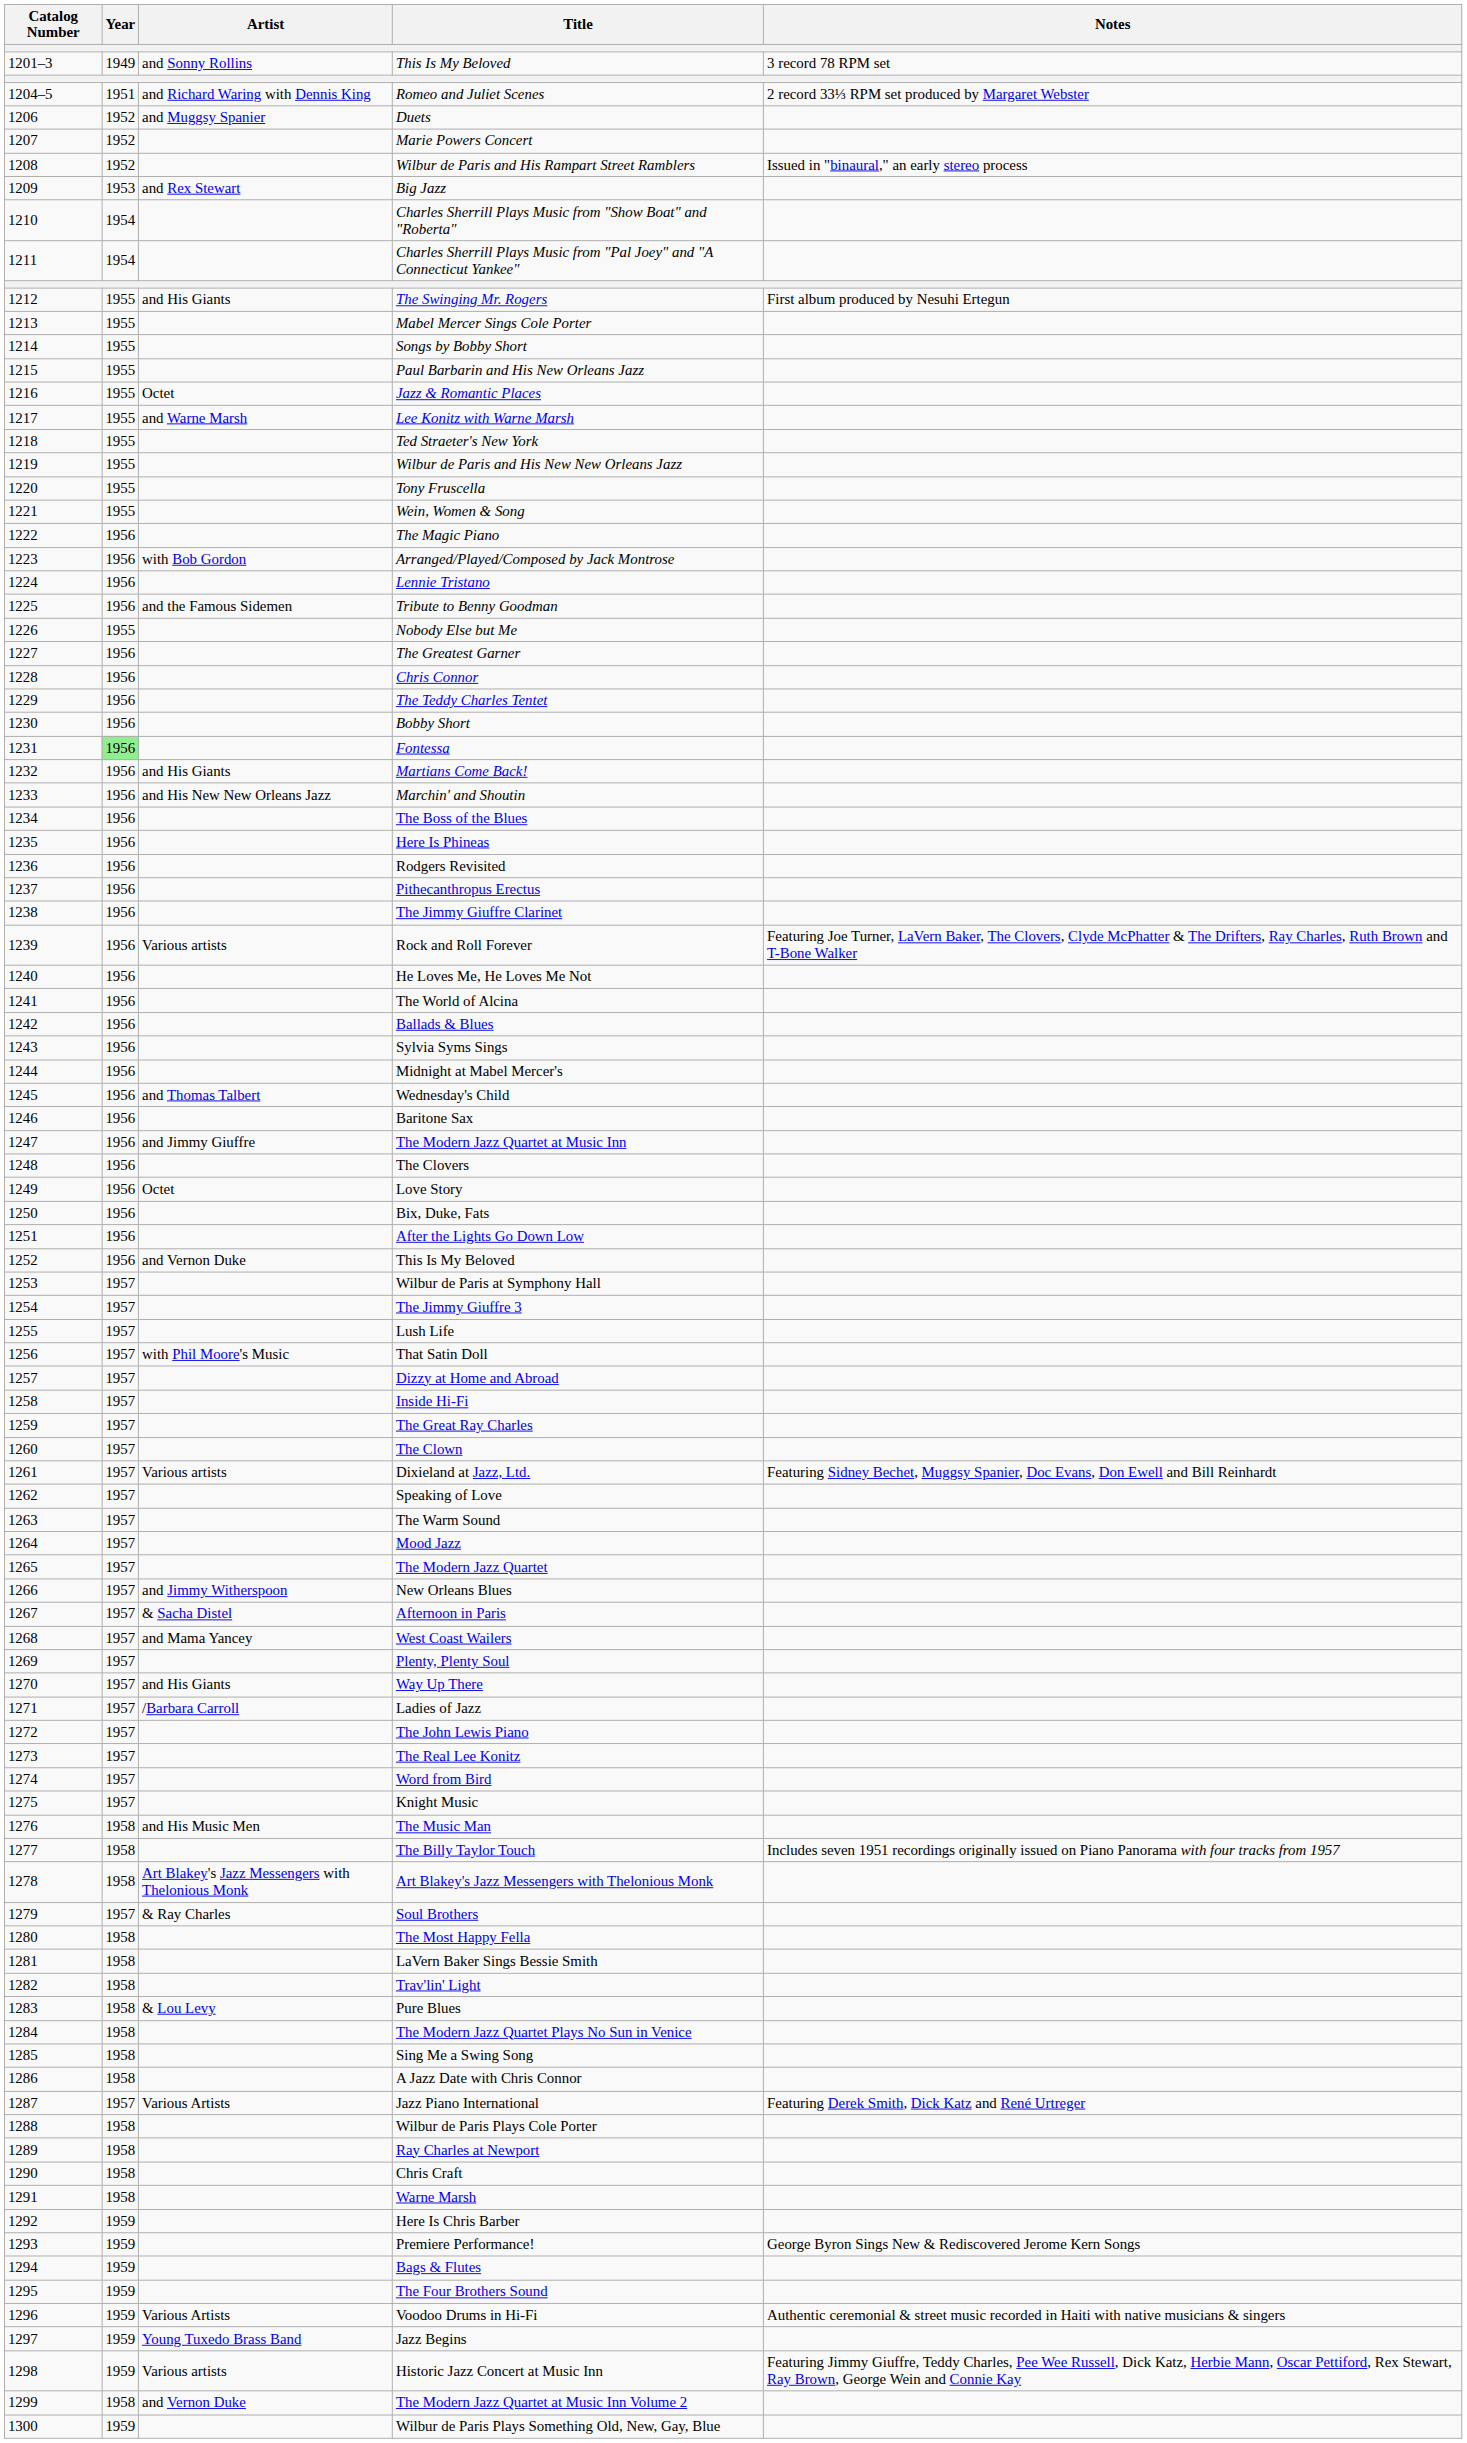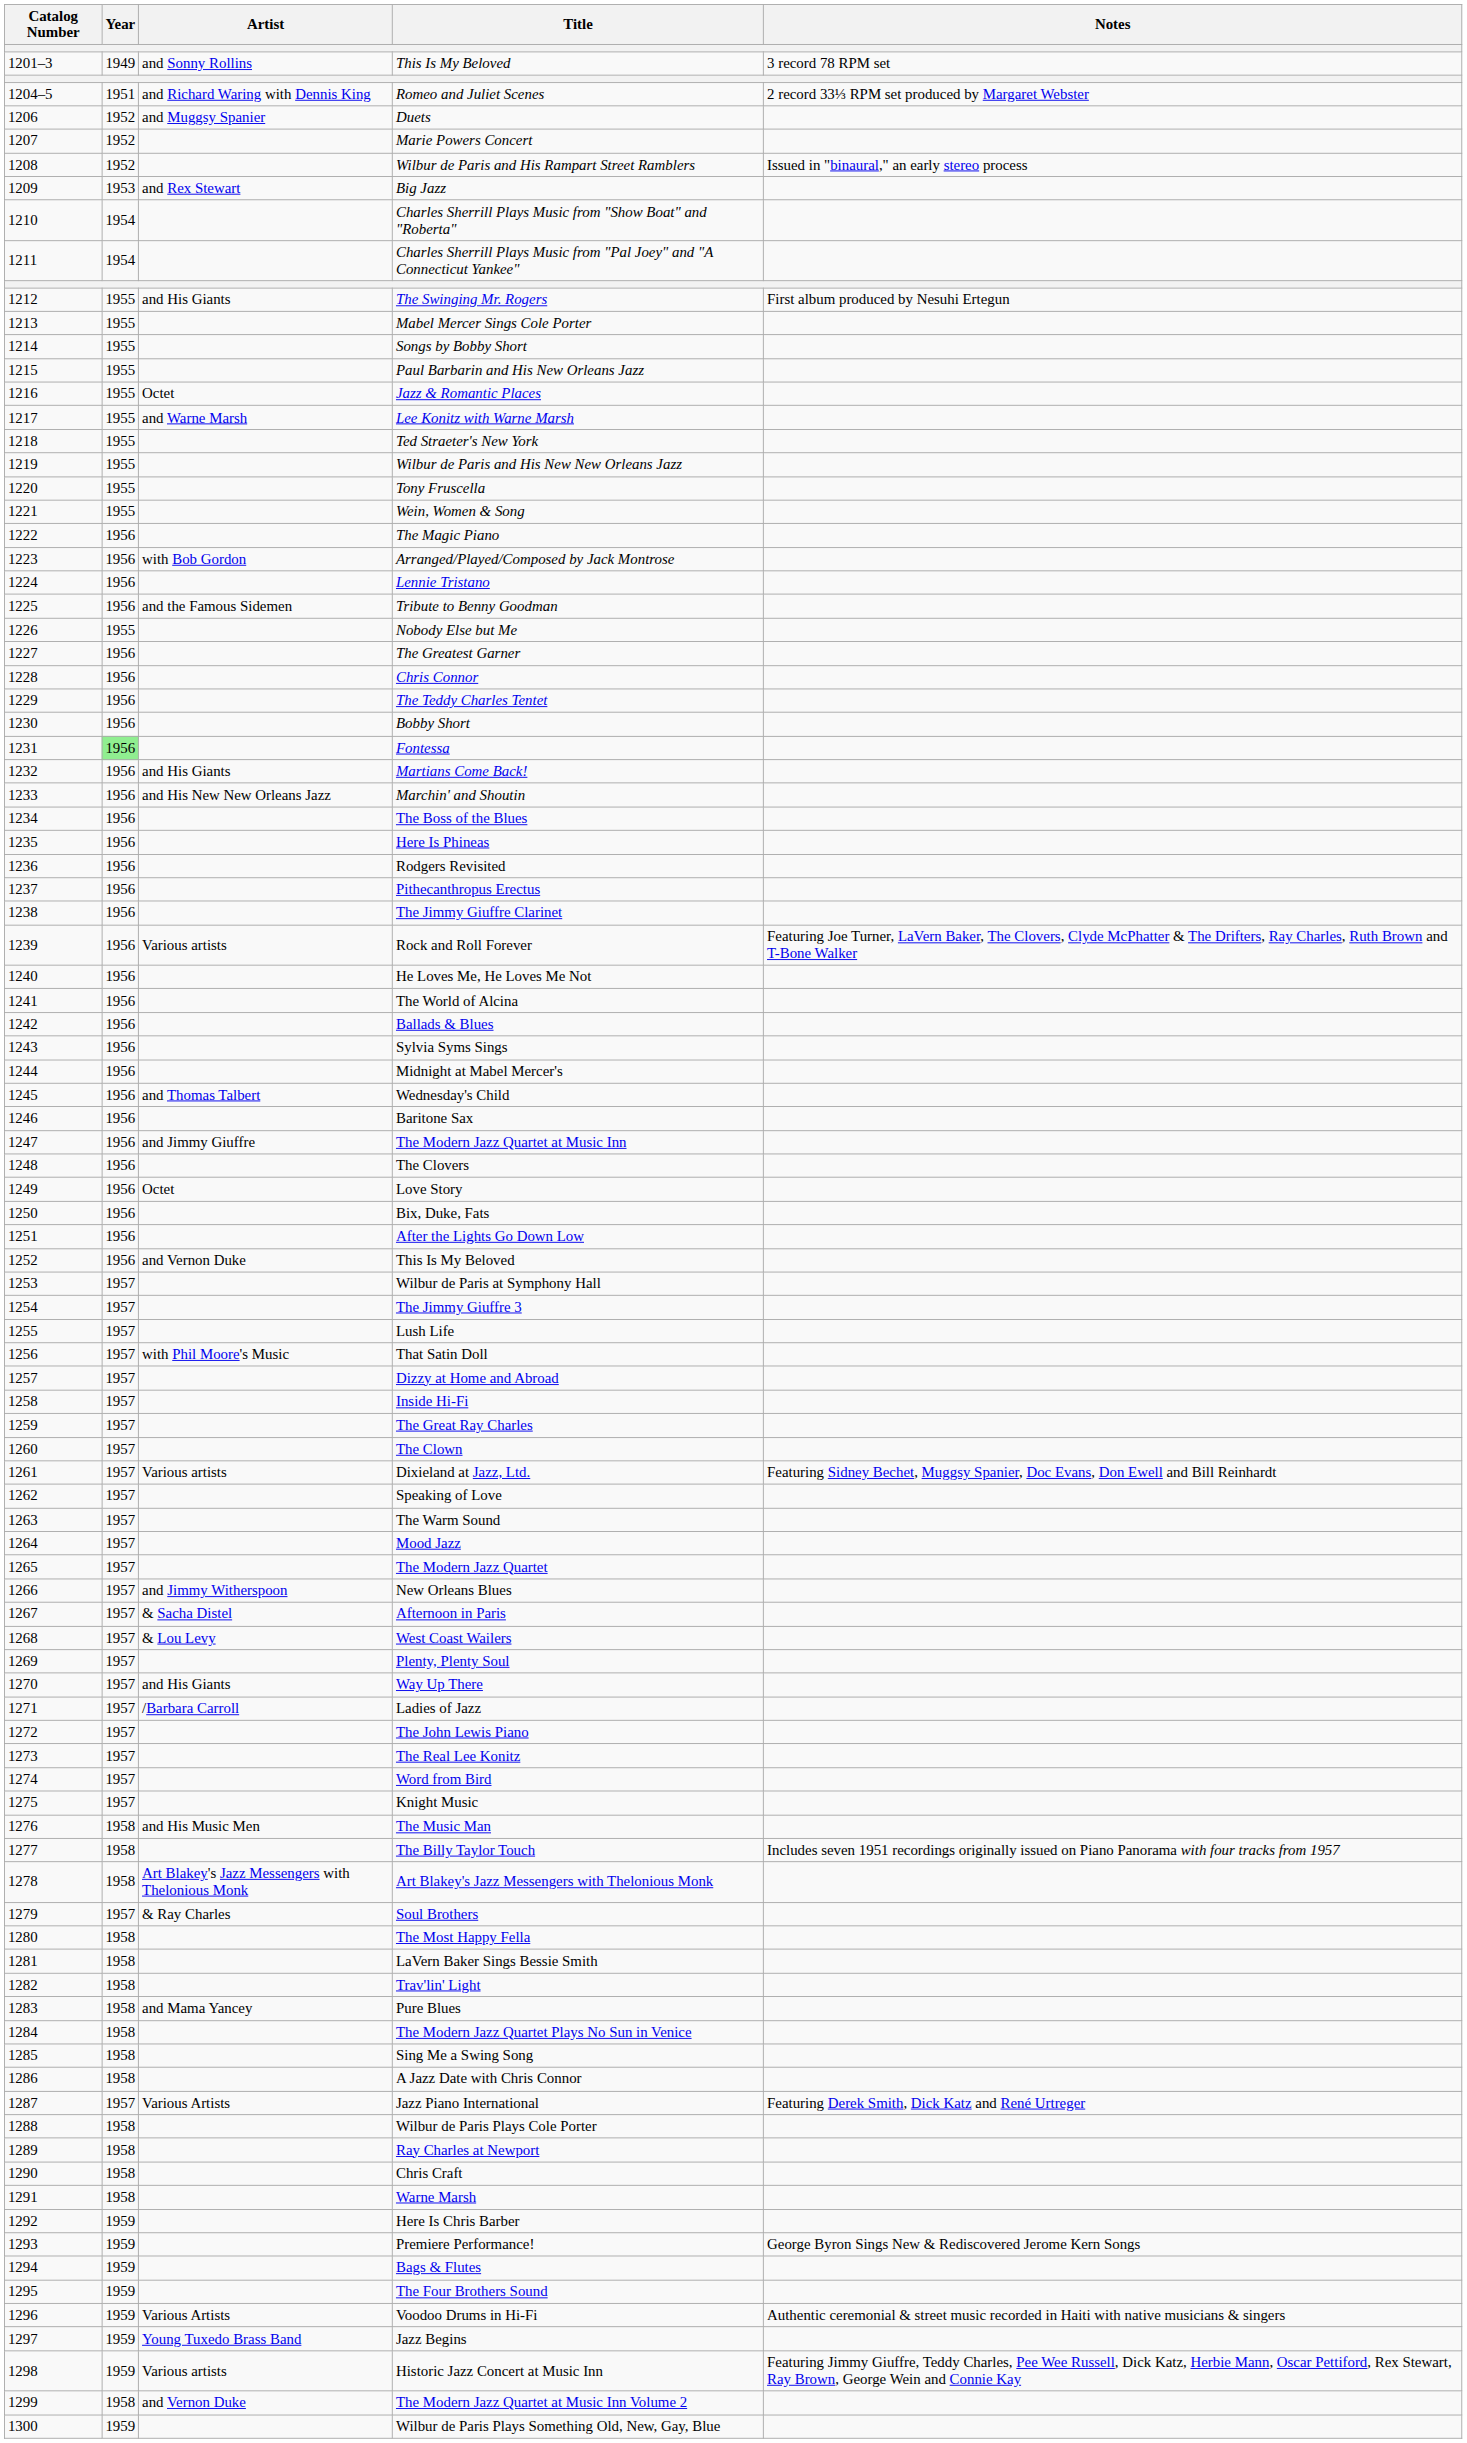(197, 1637) and Mama Yancey -> (179, 1637) & Lou Levy
(179, 2008) & Lou Levy -> (197, 2008) and Mama Yancey
